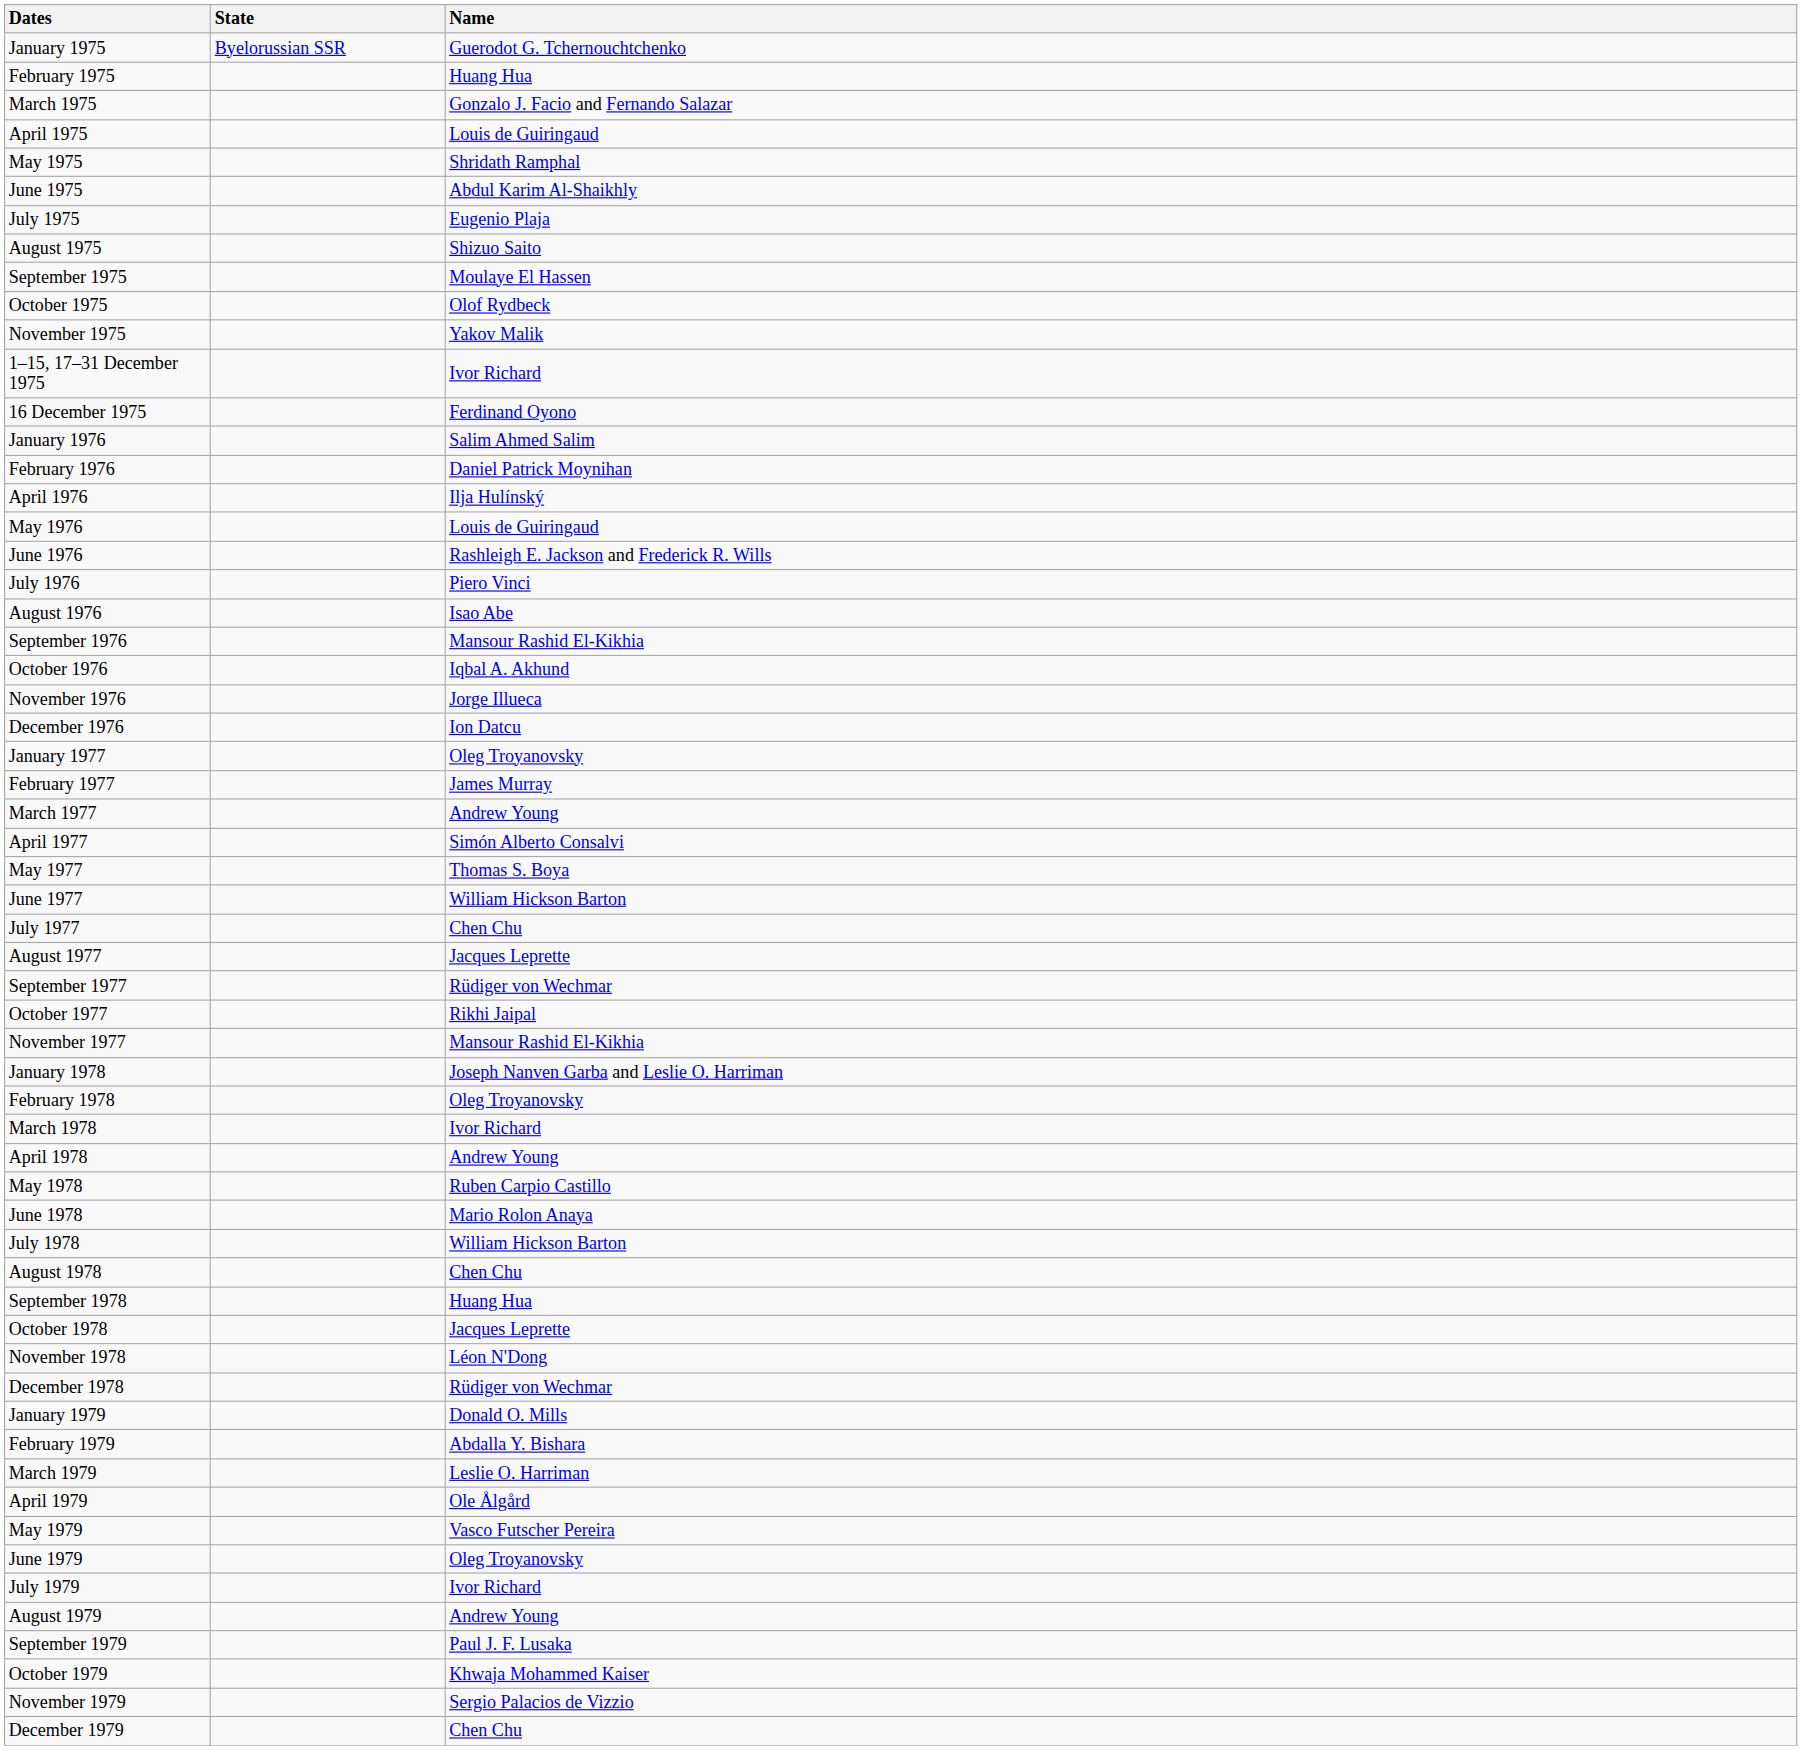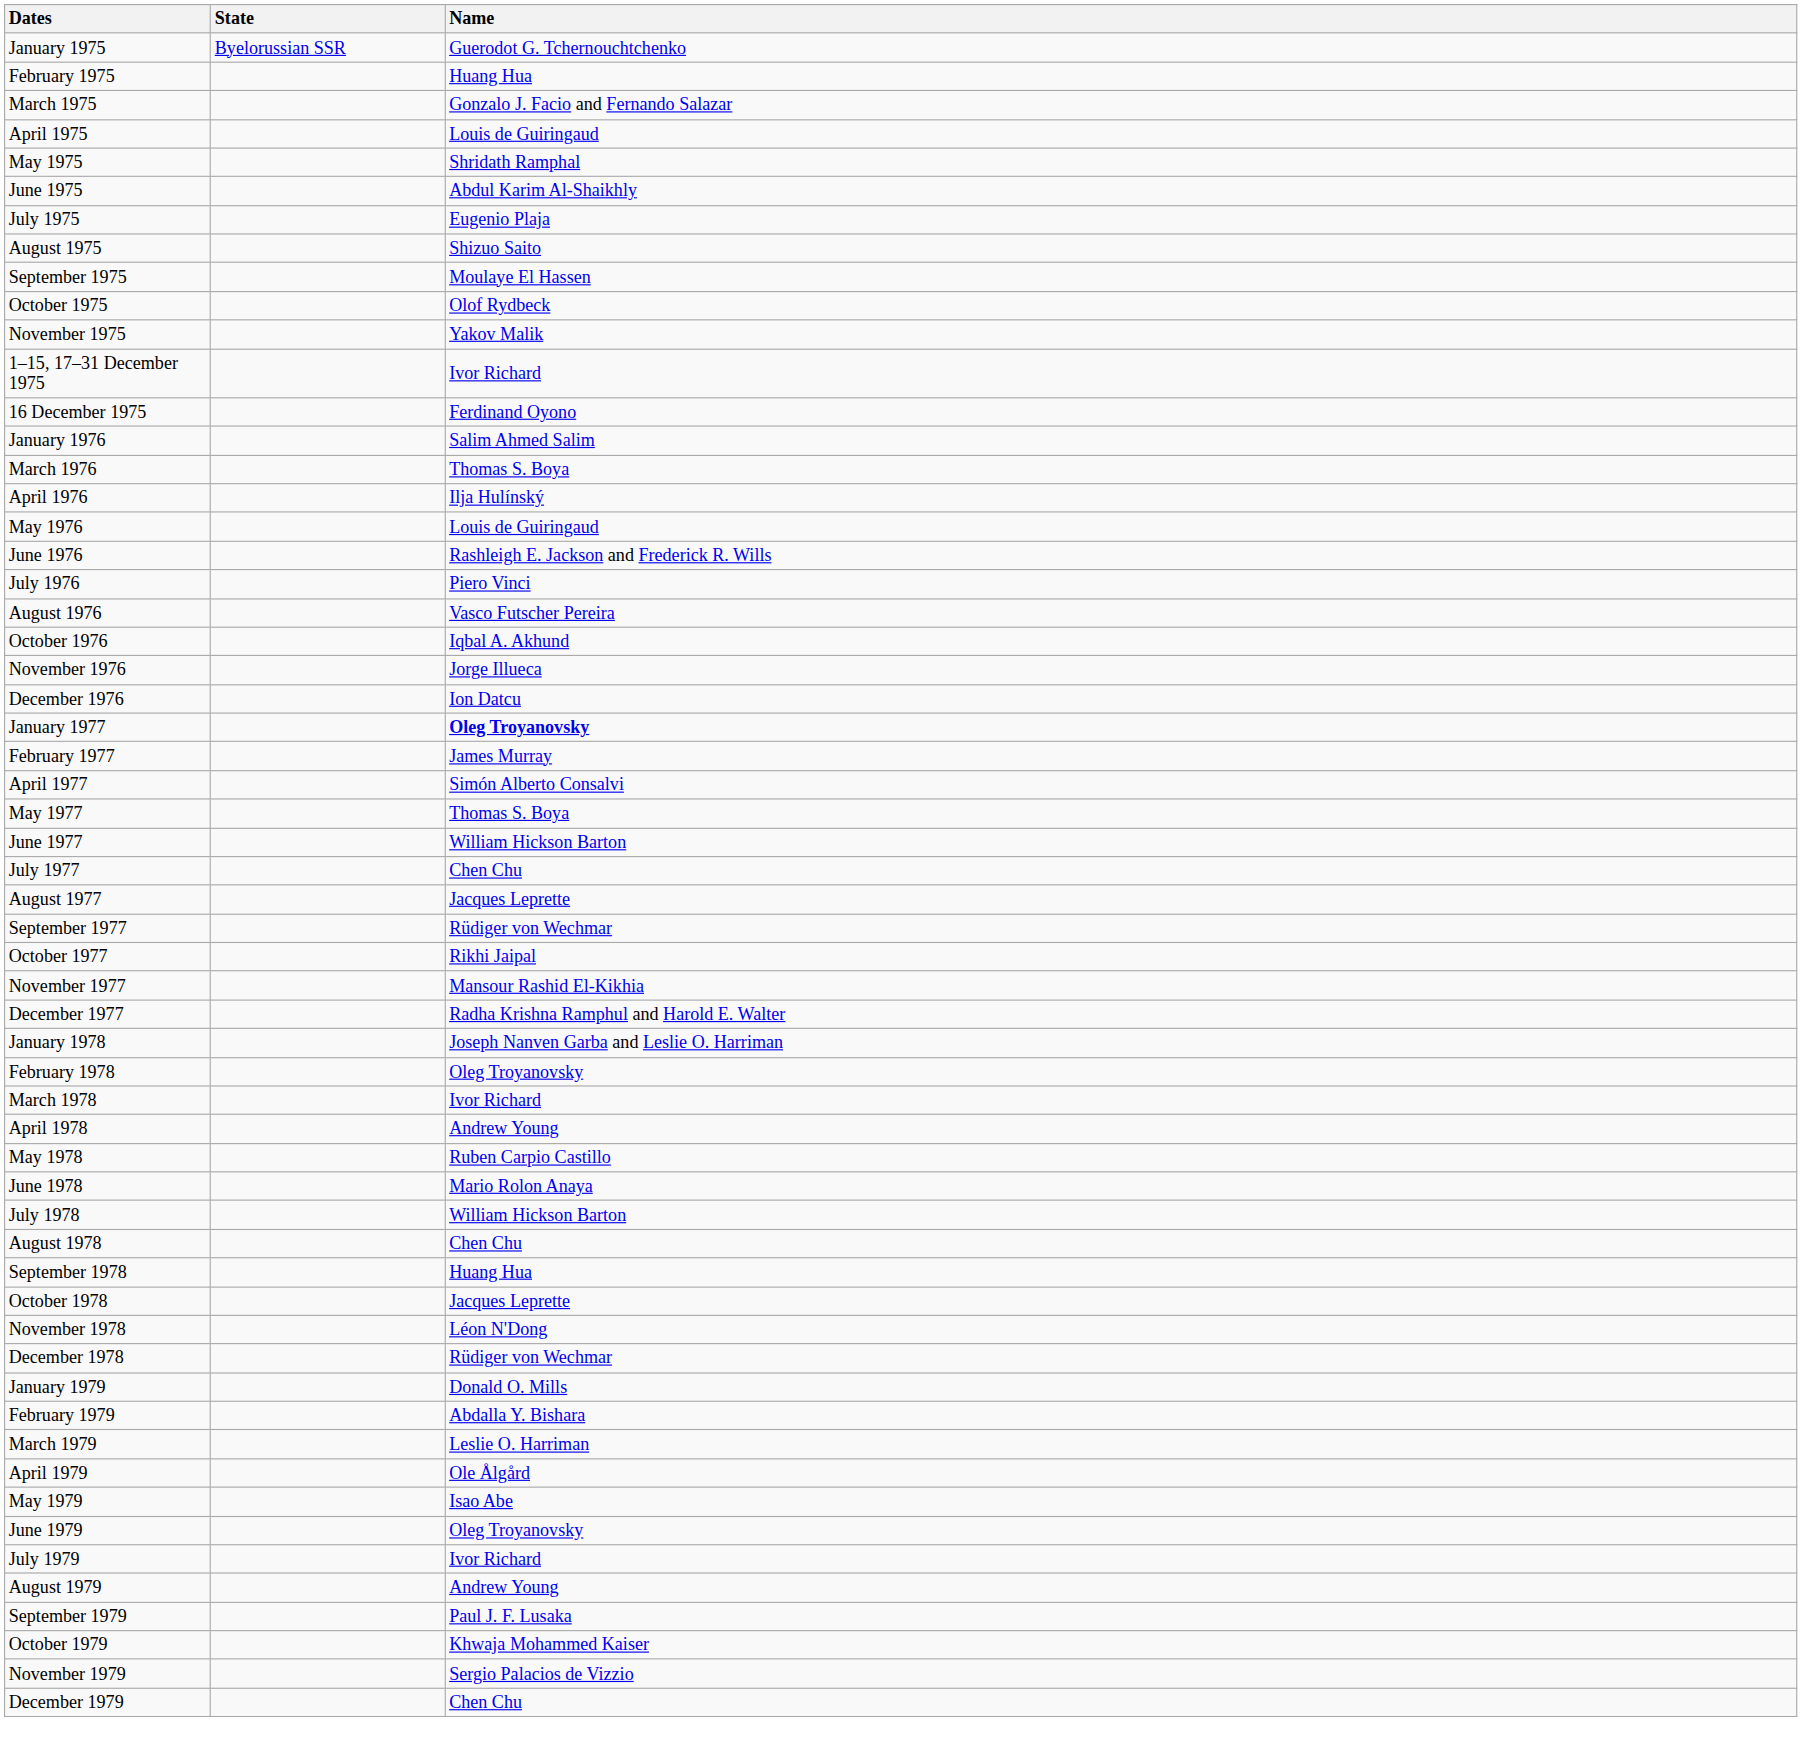- row: (62, 469)
+ row: (53, 469)
(481, 612) Isao Abe -> (532, 612) Vasco Futscher Pereira
- row: (68, 641)
(516, 756) normal -> (519, 727) bold
- row: (53, 813)
+ row: (66, 1014)
(532, 1530) Vasco Futscher Pereira -> (481, 1501) Isao Abe
